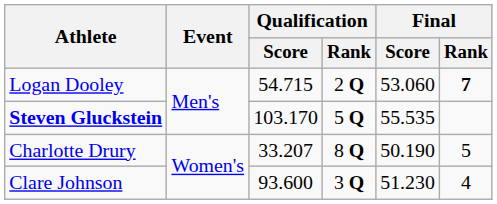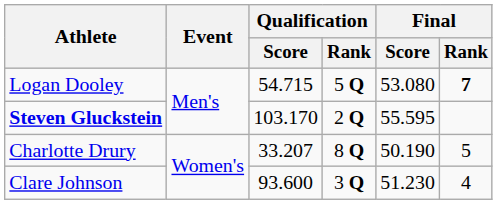(349, 85) 2 Q -> (349, 85) 5 Q
(408, 85) 53.060 -> (408, 85) 53.080
(349, 117) 5 Q -> (349, 117) 2 Q
(408, 117) 55.535 -> (408, 117) 55.595
